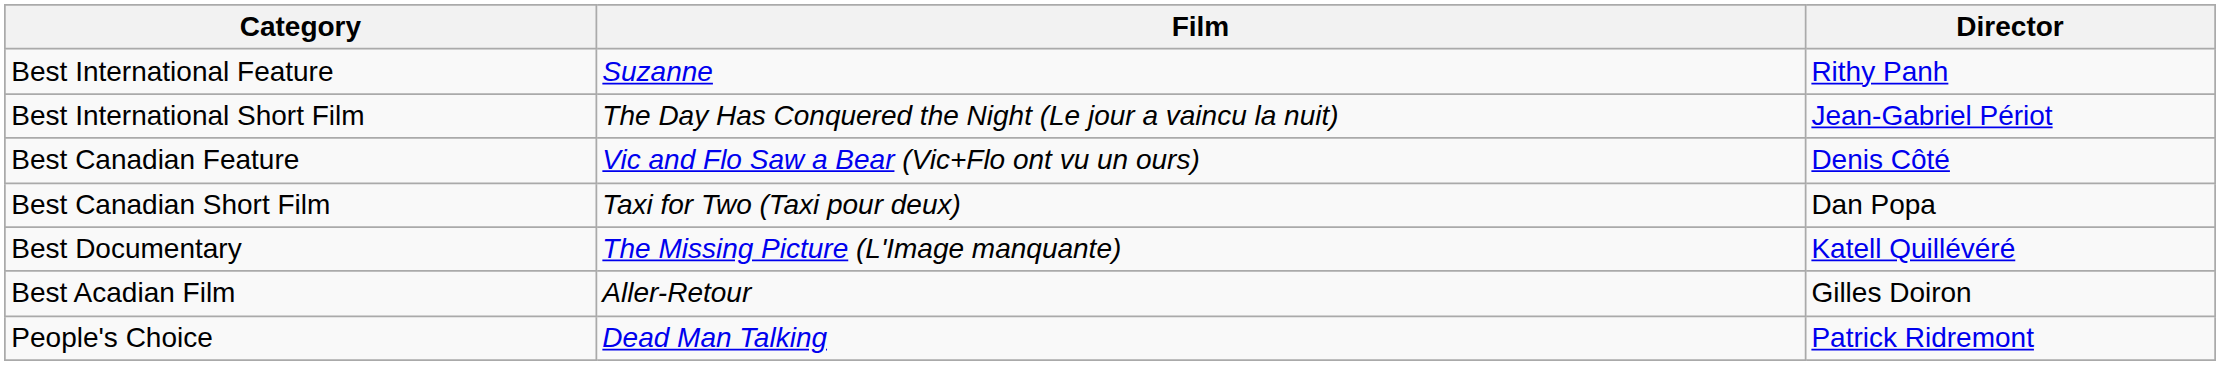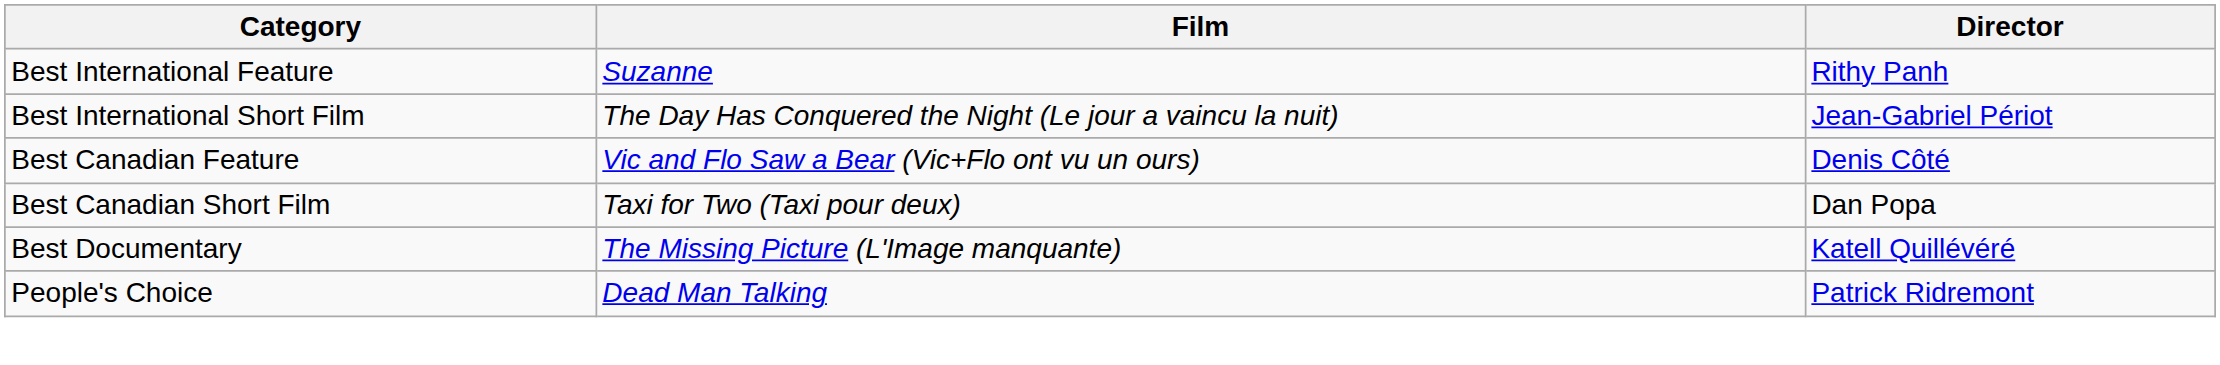- row: (123, 293)
